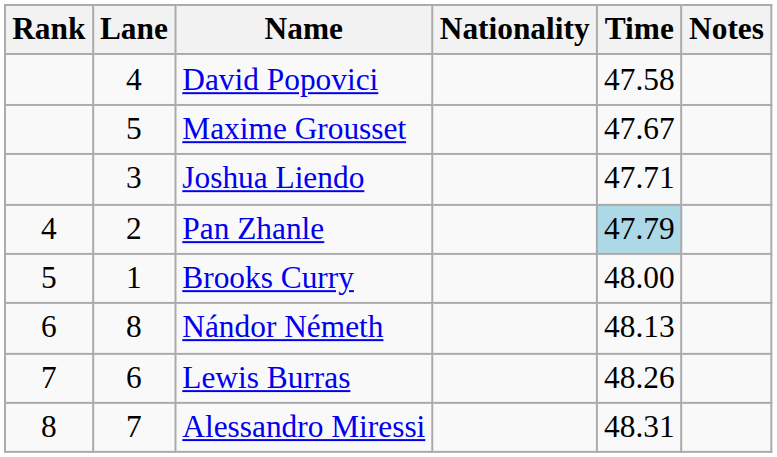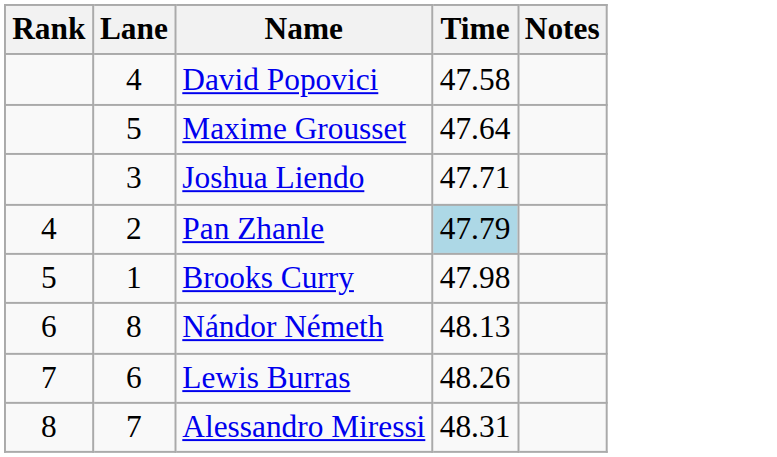- column: (515, 29)
(639, 128) 47.67 -> (475, 128) 47.64
(639, 278) 48.00 -> (475, 278) 47.98
